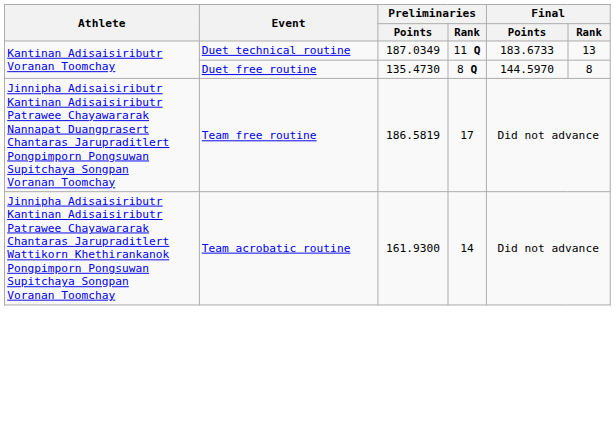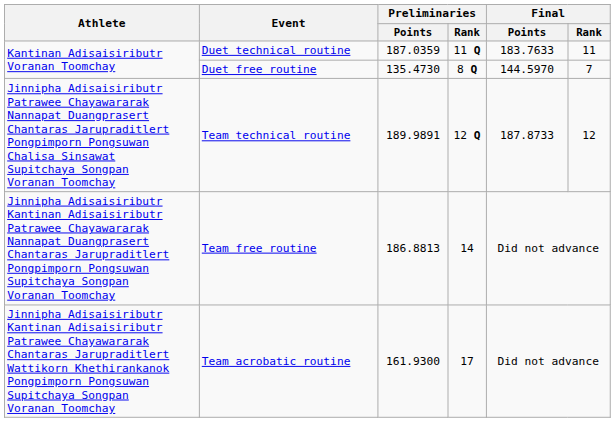(413, 50) 187.0349 -> (413, 50) 187.0359
(527, 50) 183.6733 -> (527, 50) 183.7633
(589, 50) 13 -> (589, 50) 11
(589, 69) 8 -> (589, 69) 7
+ row: (276, 135)
(413, 135) 186.5819 -> (413, 248) 186.8813
(467, 135) 17 -> (467, 248) 14
(467, 248) 14 -> (467, 361) 17
